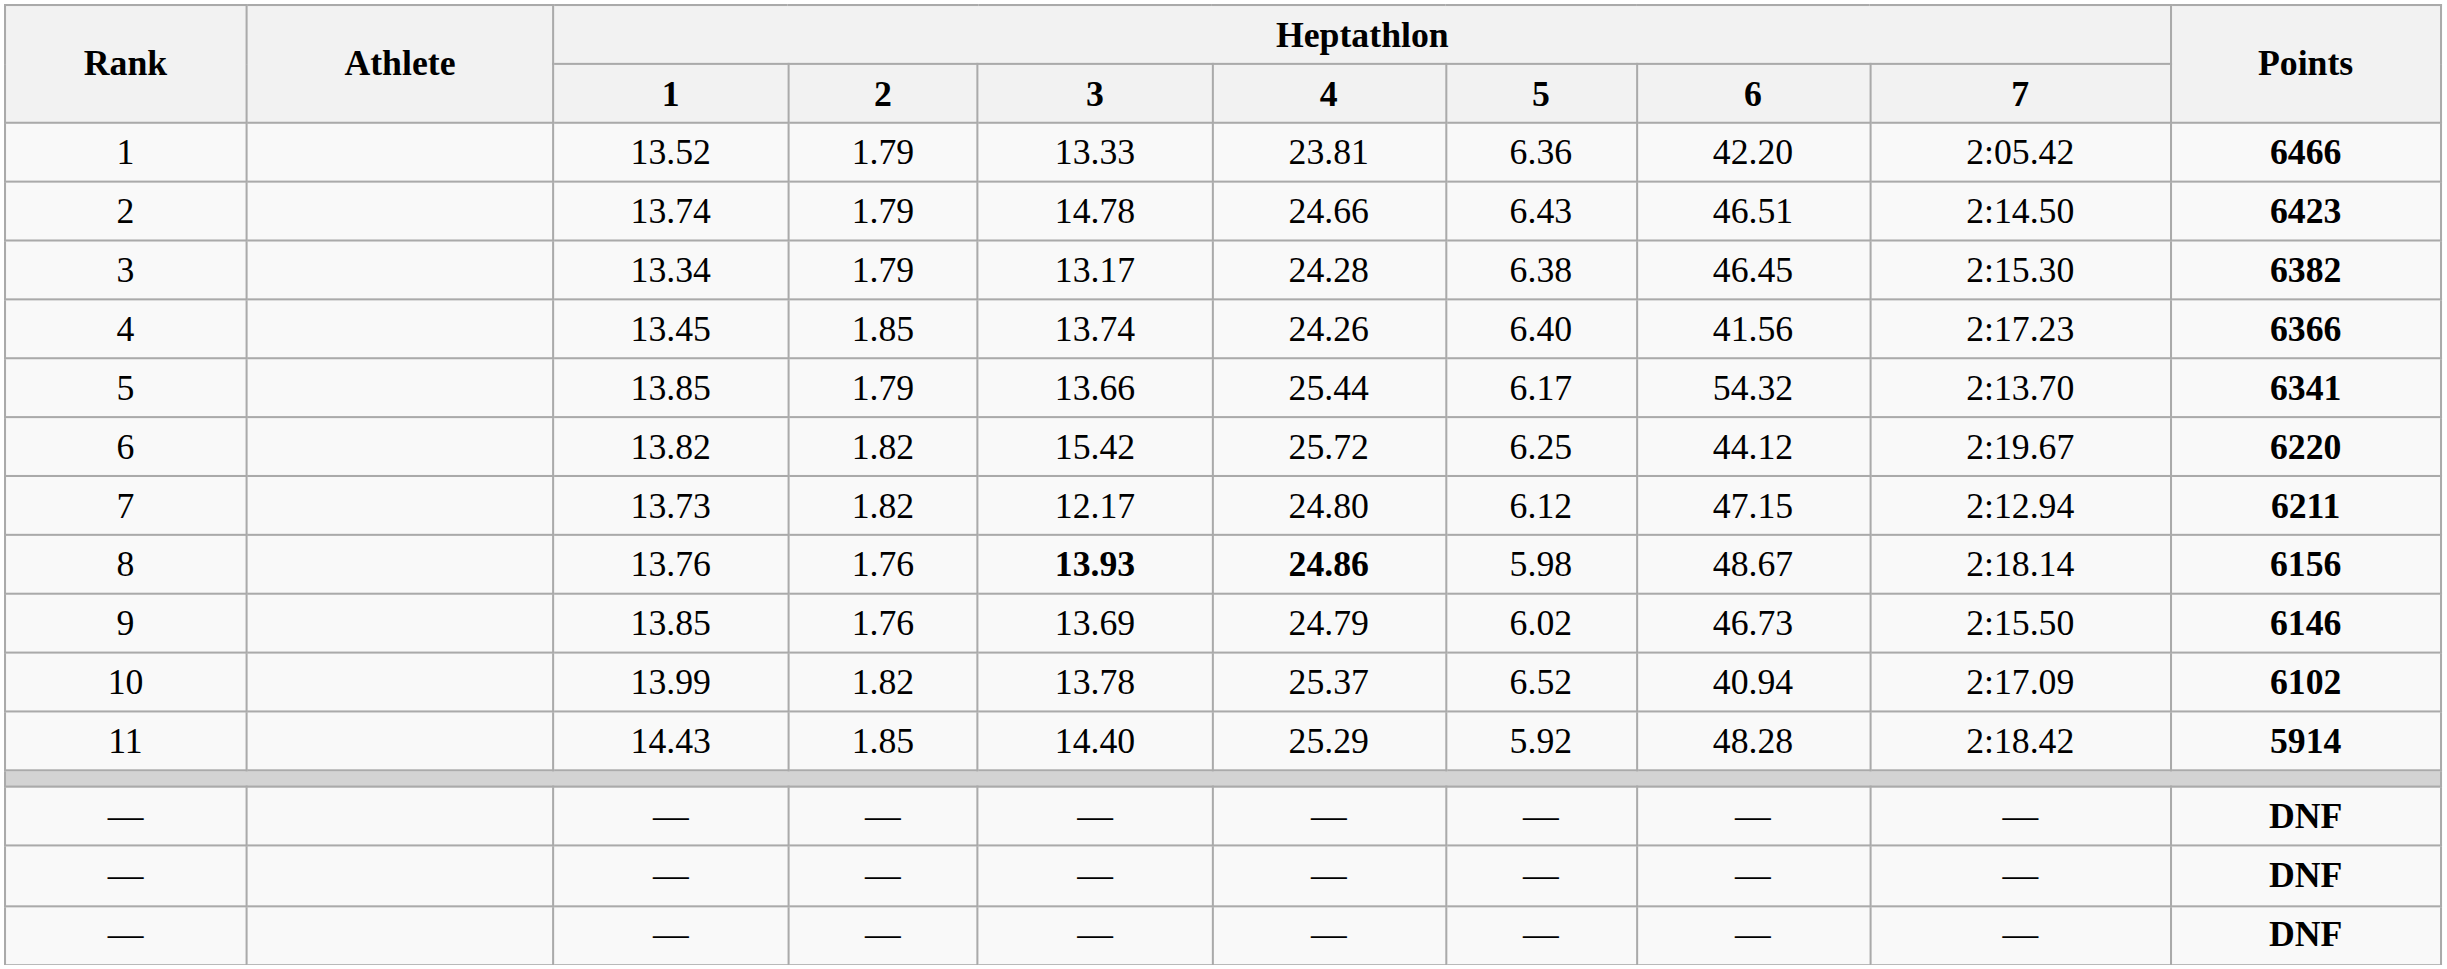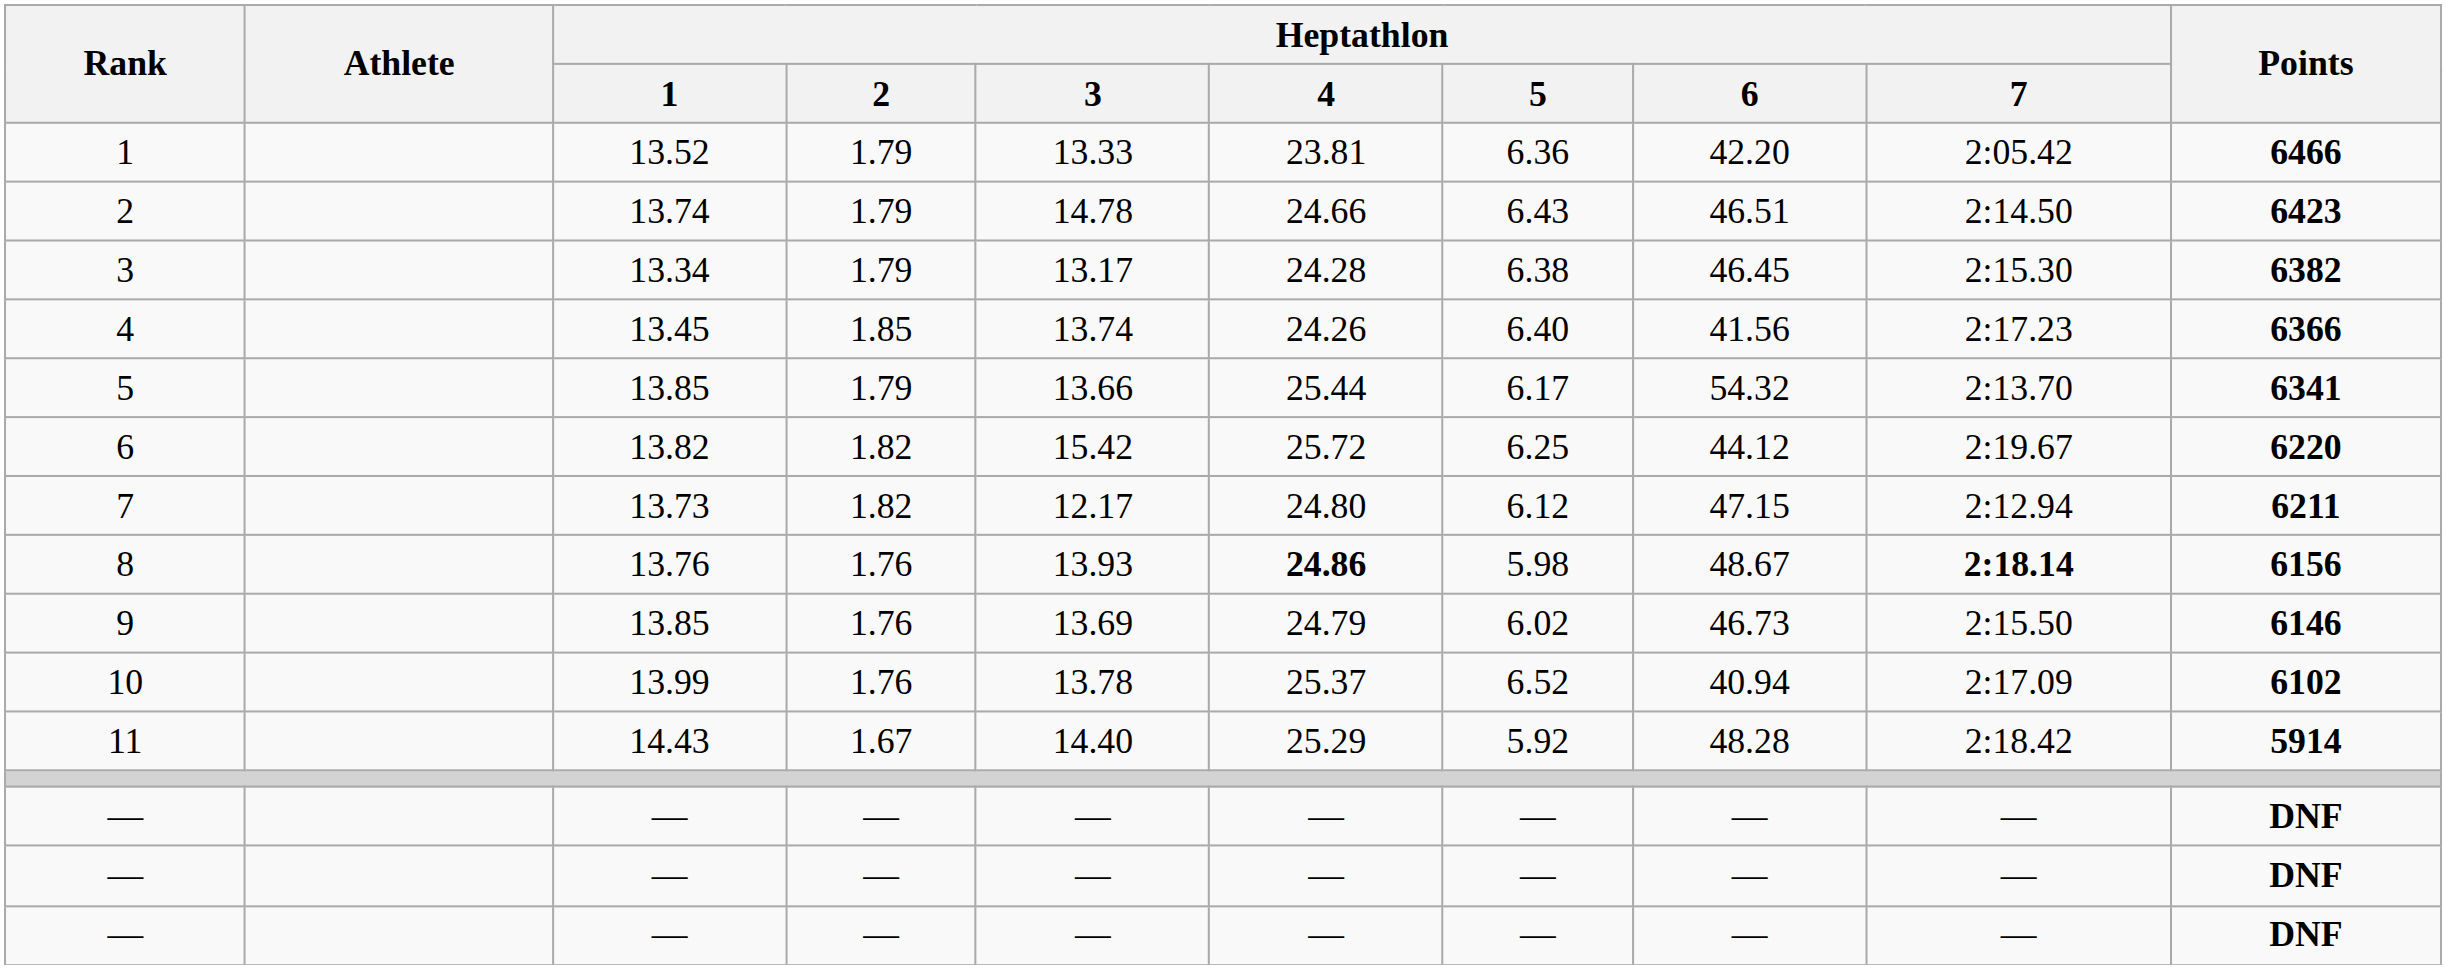(1095, 563) bold -> (1093, 563) normal
(2020, 563) normal -> (2019, 563) bold
(883, 681) 1.82 -> (881, 681) 1.76
(883, 740) 1.85 -> (881, 740) 1.67
